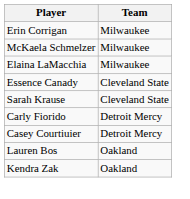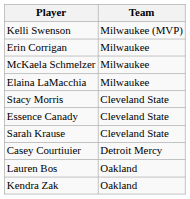+ row: (39, 30)
+ row: (35, 99)
- row: (36, 116)
